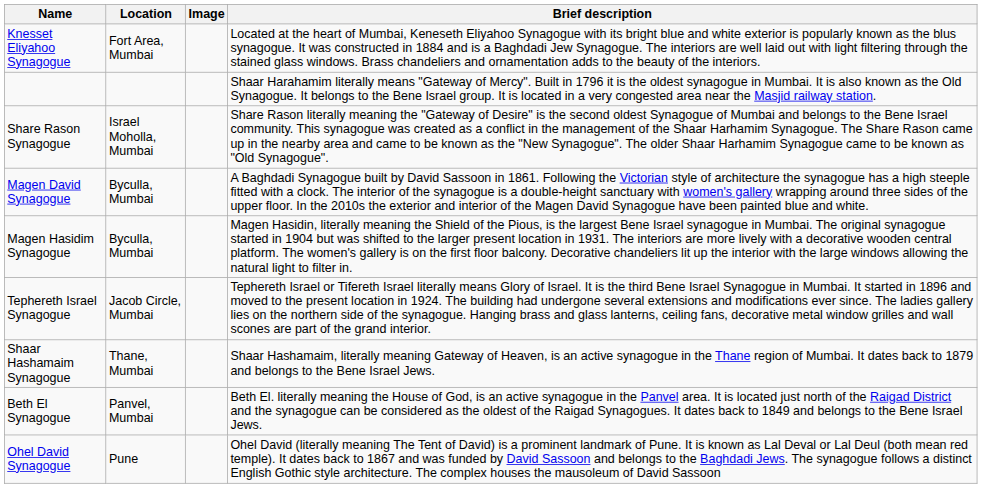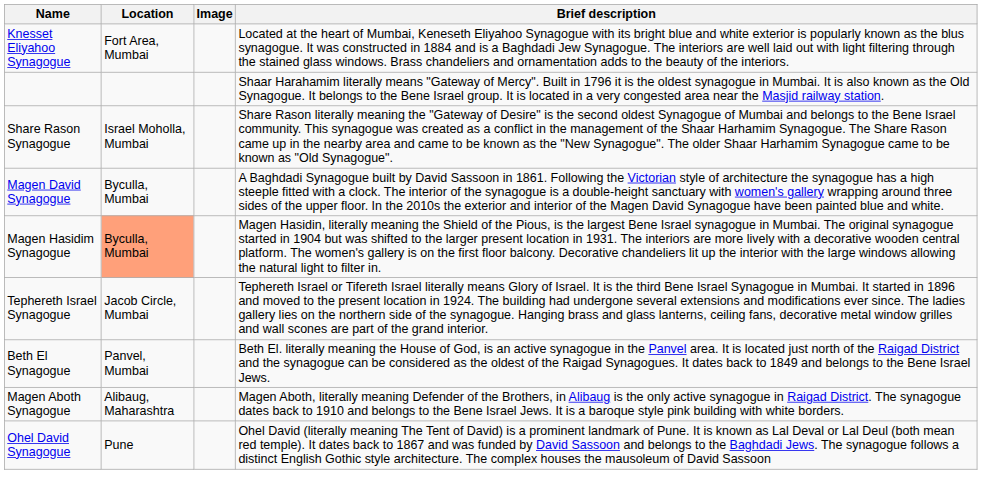(131, 246) no background -> (126, 246) lightsalmon background
- row: (41, 363)
+ row: (44, 404)
